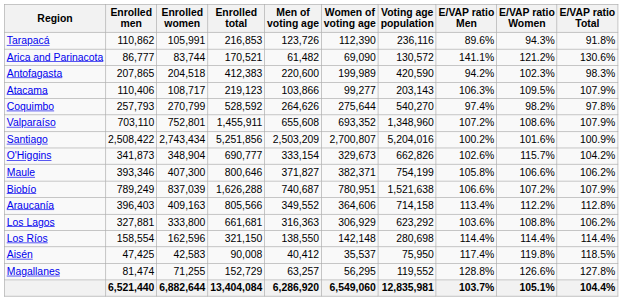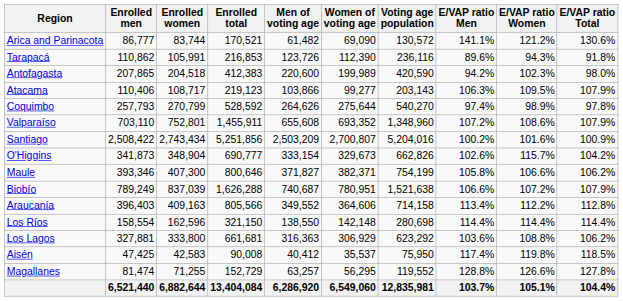rows swapped: (55, 57) <-> (28, 40)
(600, 73) 98.3% -> (600, 73) 98.0%
(540, 106) 98.2% -> (540, 106) 98.9%
rows swapped: (27, 238) <-> (31, 222)
